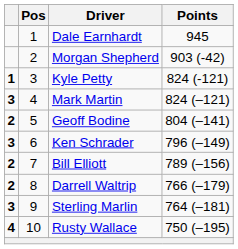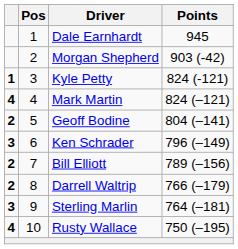(11, 100) 3 -> (11, 100) 4
